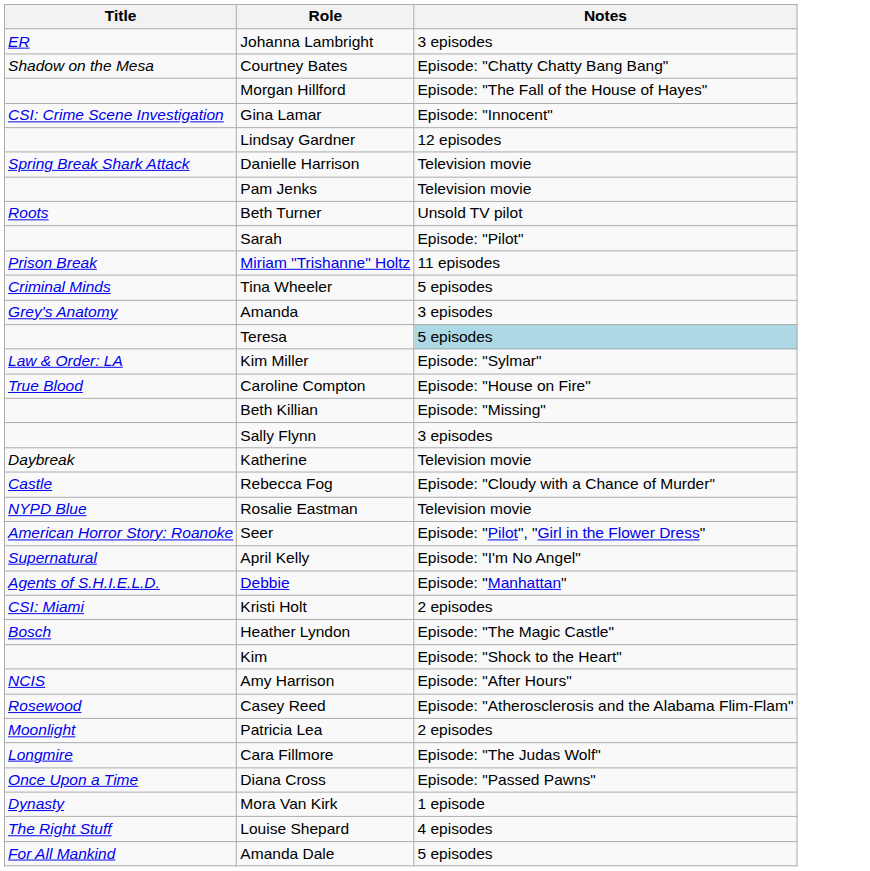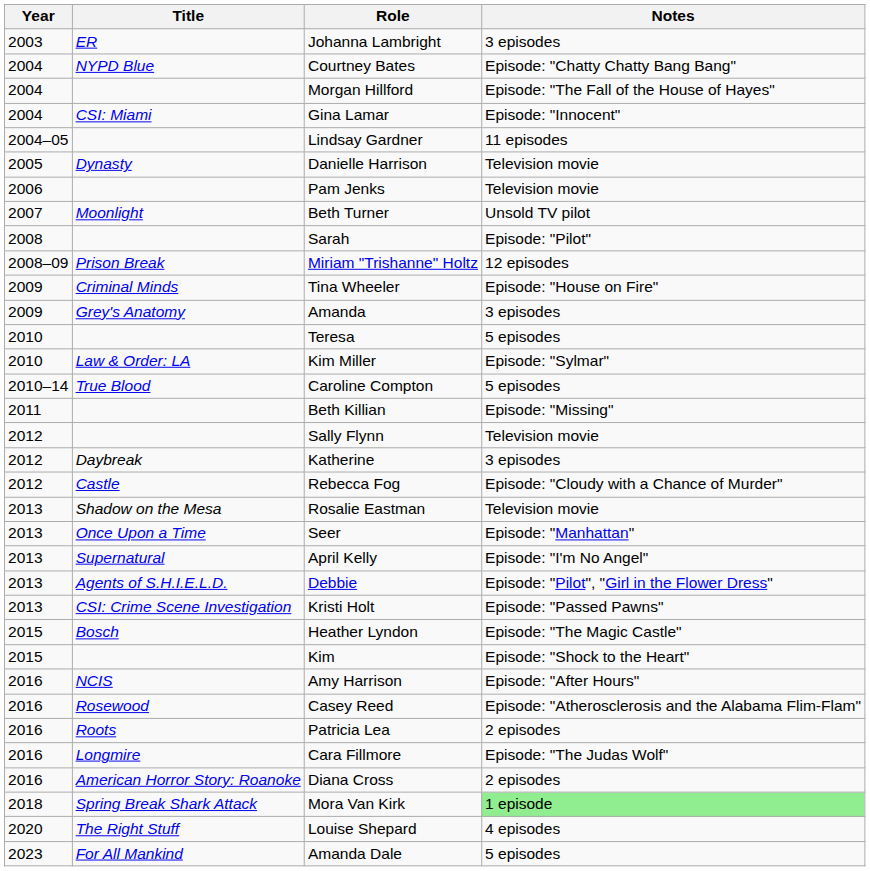+ column: (38, 16)
(81, 66) Shadow on the Mesa -> (115, 66) NYPD Blue
(116, 115) CSI: Crime Scene Investigation -> (114, 115) CSI: Miami
(459, 139) 12 episodes -> (526, 139) 11 episodes
(99, 164) Spring Break Shark Attack -> (104, 164) Dynasty
(28, 213) Roots -> (109, 213) Moonlight
(459, 262) 11 episodes -> (527, 262) 12 episodes
(455, 287) 5 episodes -> (572, 287) Episode: "House on Fire"
(455, 336) lightblue background -> (523, 336) no background
(504, 386) Episode: "House on Fire" -> (523, 386) 5 episodes
(455, 435) 3 episodes -> (542, 435) Television movie
(474, 459) Television movie -> (523, 459) 3 episodes
(47, 509) NYPD Blue -> (149, 509) Shadow on the Mesa
(121, 533) American Horror Story: Roanoke -> (141, 533) Once Upon a Time
(561, 533) Episode: "Pilot", "Girl in the Flower Dress" -> (560, 533) Episode: "Manhattan"
(492, 582) Episode: "Manhattan" -> (629, 582) Episode: "Pilot", "Girl in the Flower Dress"
(46, 607) CSI: Miami -> (183, 607) CSI: Crime Scene Investigation
(455, 607) 2 episodes -> (574, 607) Episode: "Passed Pawns"
(42, 730) Moonlight -> (96, 730) Roots
(73, 779) Once Upon a Time -> (188, 779) American Horror Story: Roanoke
(507, 779) Episode: "Passed Pawns" -> (523, 779) 2 episodes
(36, 804) Dynasty -> (166, 804) Spring Break Shark Attack
(451, 804) no background -> (519, 804) lightgreen background
